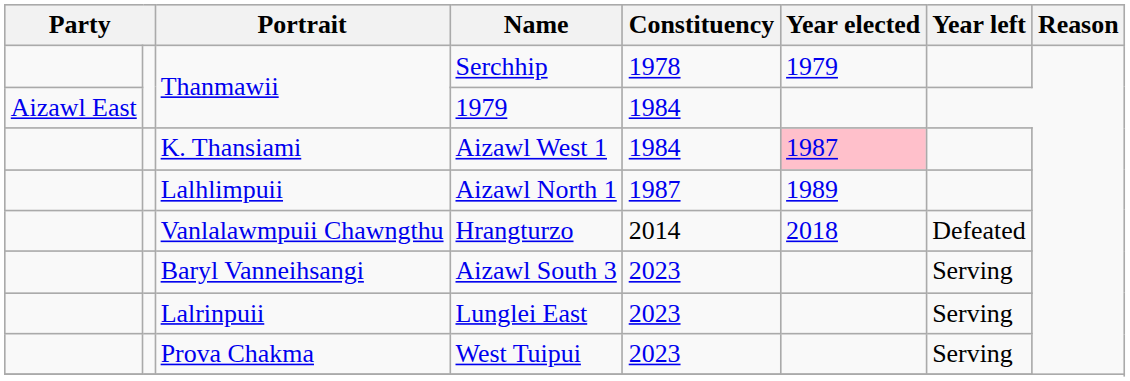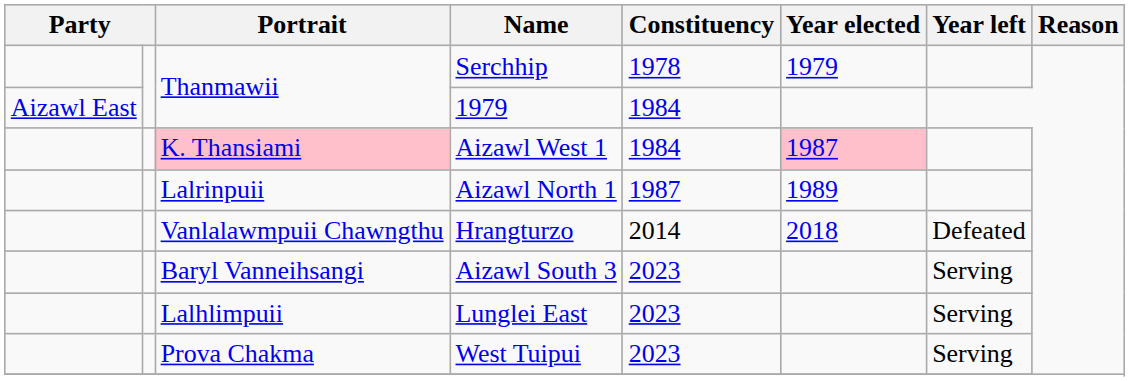(231, 148) no background -> (231, 148) pink background
(222, 189) Lalhlimpuii -> (212, 189) Lalrinpuii
(212, 312) Lalrinpuii -> (222, 312) Lalhlimpuii
